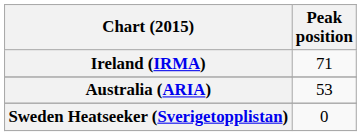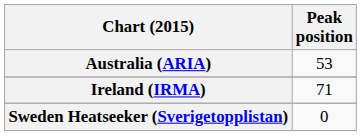rows swapped: (148, 90) <-> (148, 63)
